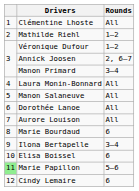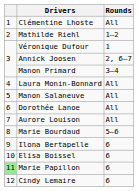(112, 47) 1–2 -> (108, 47) 1
(108, 132) 6 -> (112, 132) 5–6
(112, 144) 3–4 -> (108, 144) 6
(112, 168) 5–6 -> (108, 168) 6
